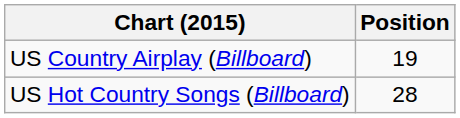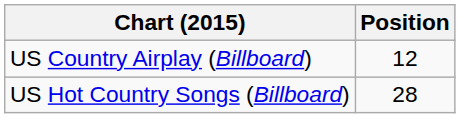(405, 58) 19 -> (405, 58) 12
